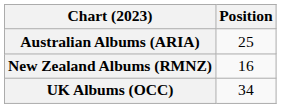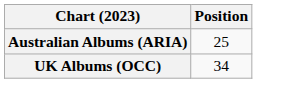- row: (110, 66)
